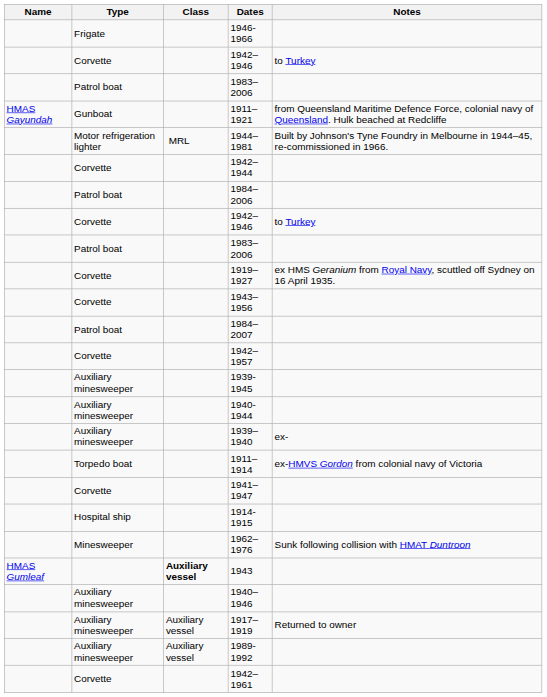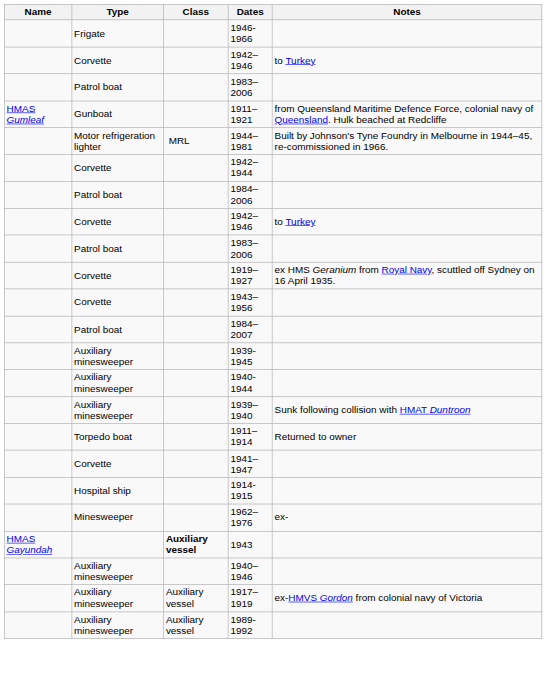(29, 114) HMAS Gayundah -> (25, 114) HMAS Gumleaf
- row: (93, 356)
(281, 437) ex- -> (373, 410) Sunk following collision with HMAT Duntroon
(378, 463) ex-HMVS Gordon from colonial navy of Victoria -> (315, 437) Returned to owner
(373, 544) Sunk following collision with HMAT Duntroon -> (281, 517) ex-
(25, 571) HMAS Gumleaf -> (29, 544) HMAS Gayundah
(315, 625) Returned to owner -> (378, 598) ex-HMVS Gordon from colonial navy of Victoria
- row: (93, 679)
